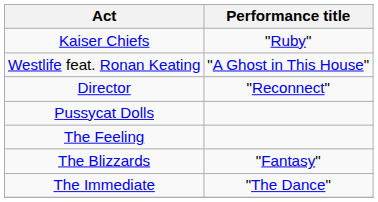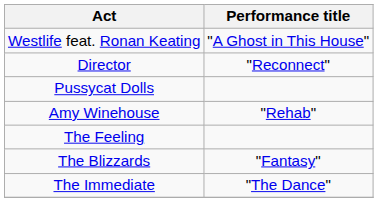- row: (104, 40)
+ row: (104, 112)
